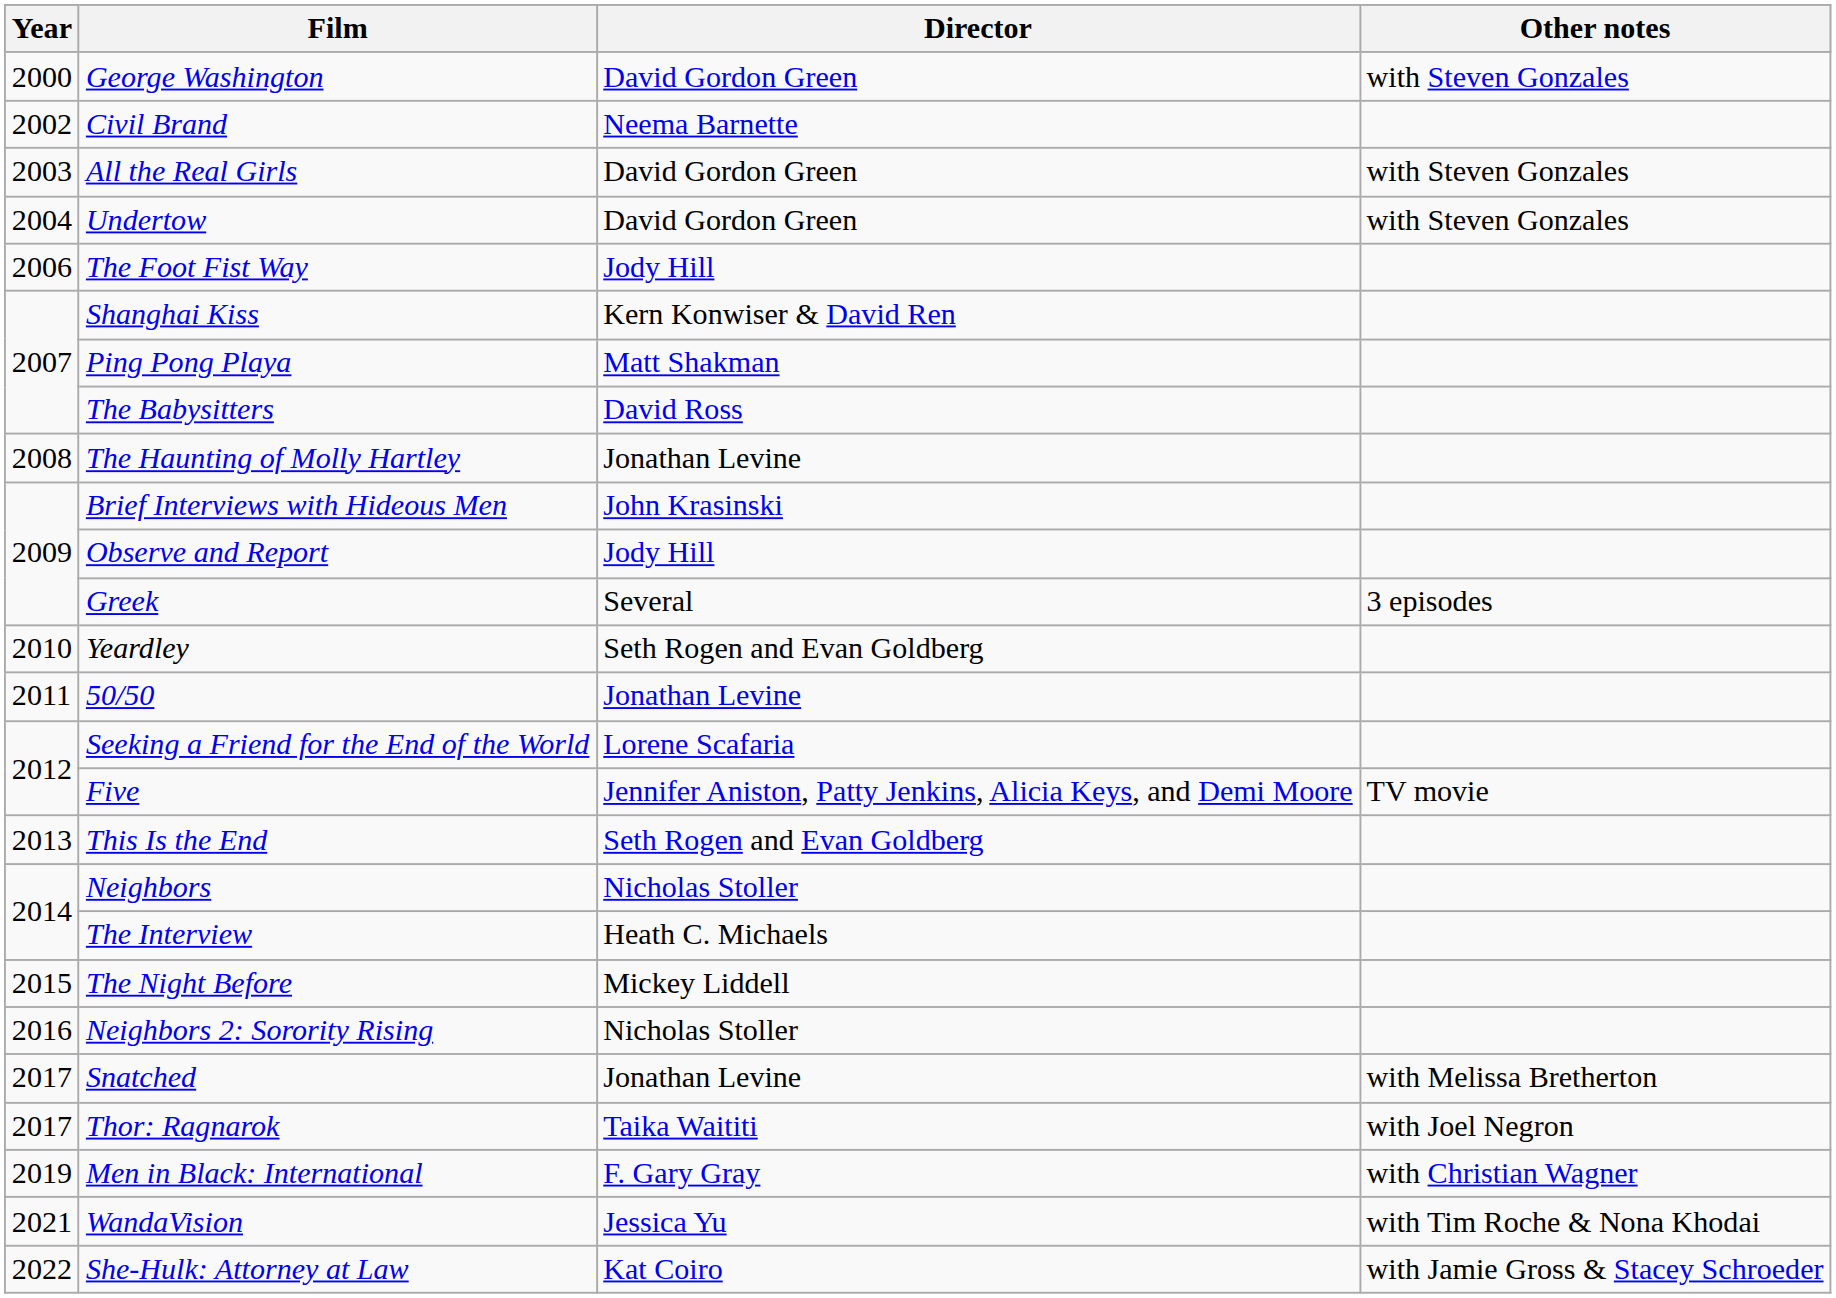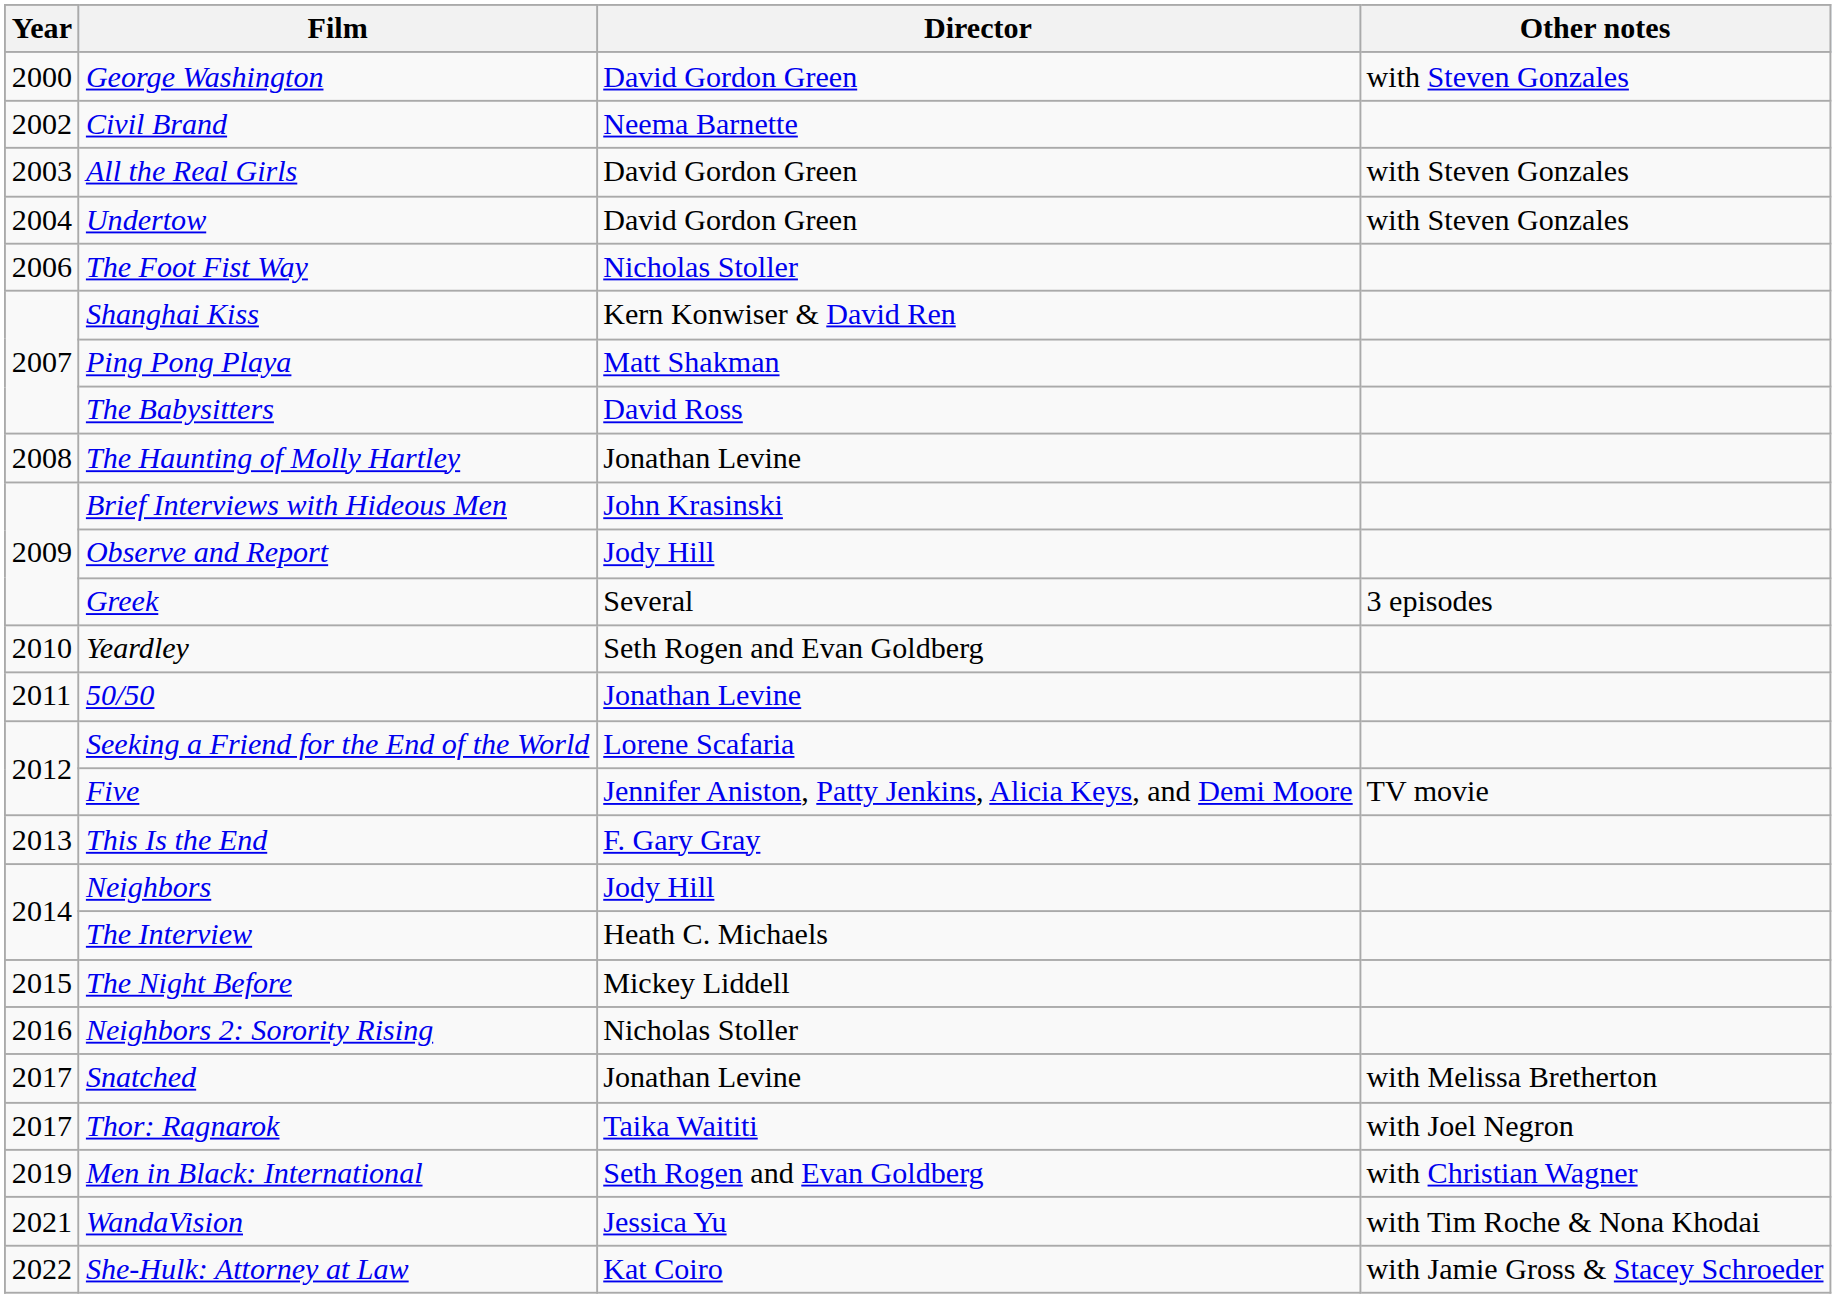(659, 266) Jody Hill -> (701, 266) Nicholas Stoller
(793, 839) Seth Rogen and Evan Goldberg -> (682, 839) F. Gary Gray
(701, 887) Nicholas Stoller -> (659, 887) Jody Hill
(682, 1173) F. Gary Gray -> (793, 1173) Seth Rogen and Evan Goldberg
